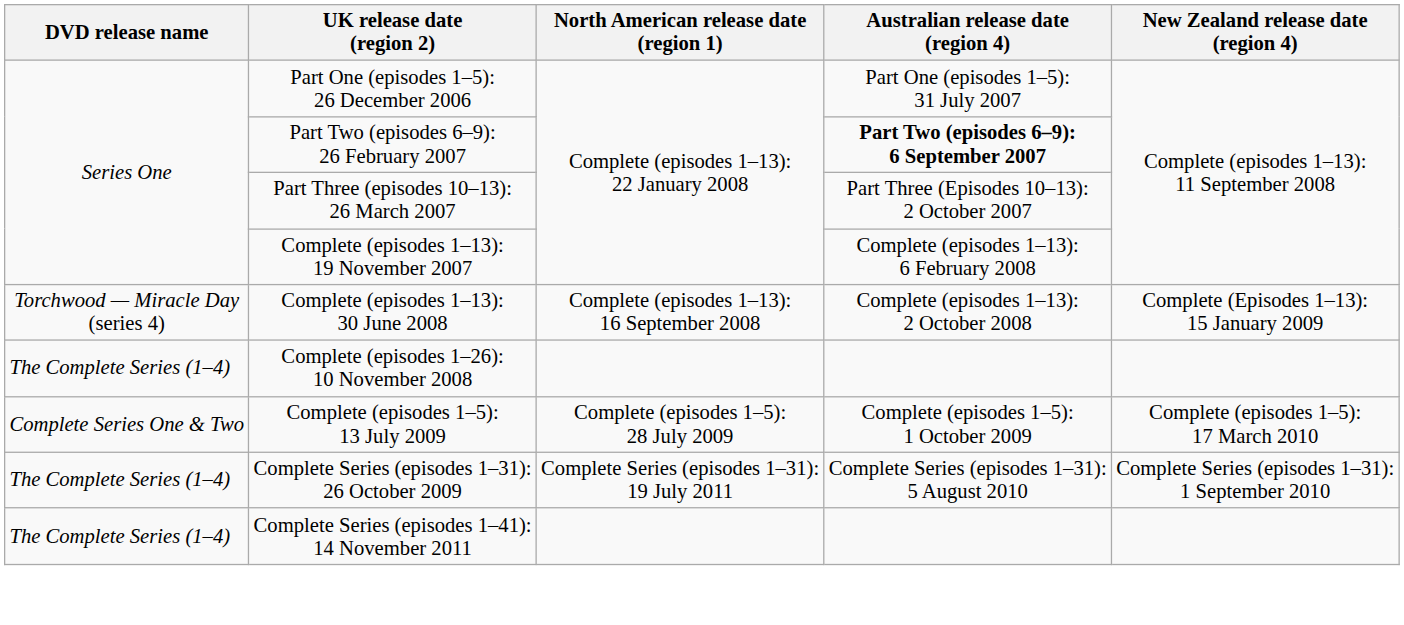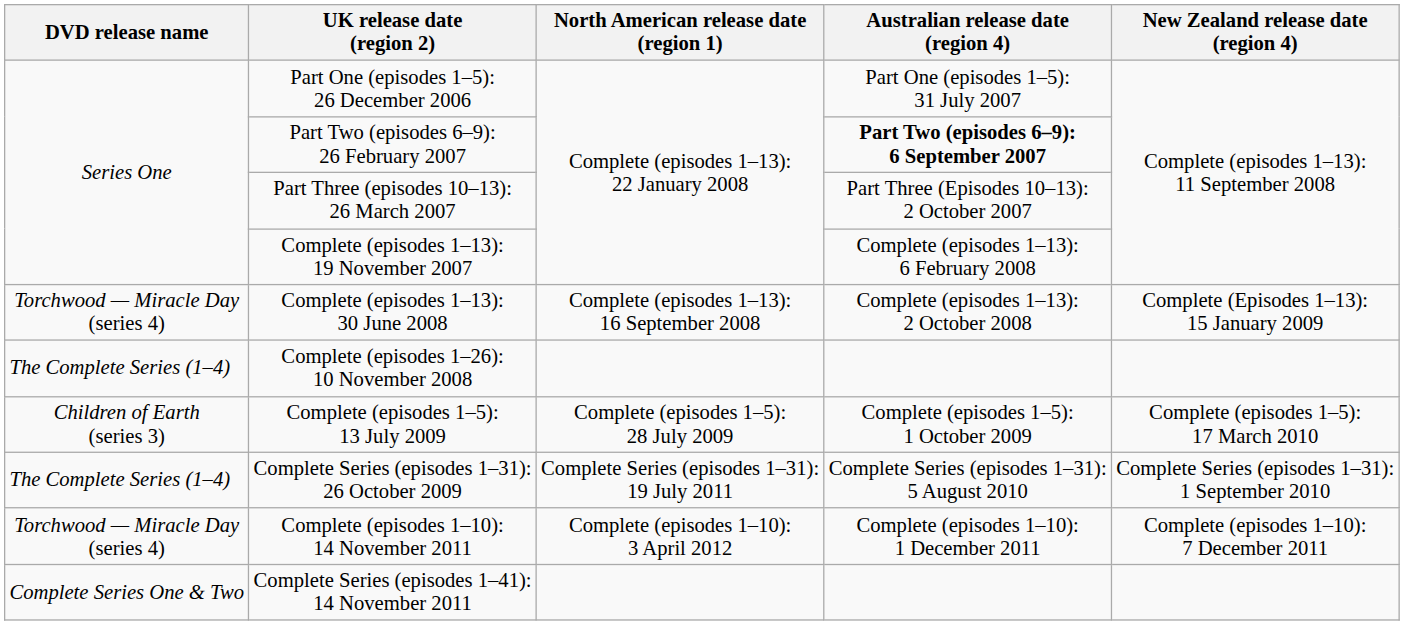(127, 424) Complete Series One & Two -> (127, 424) Children of Earth (series 3)
+ row: (393, 536)
(120, 536) The Complete Series (1–4) -> (127, 592) Complete Series One & Two
